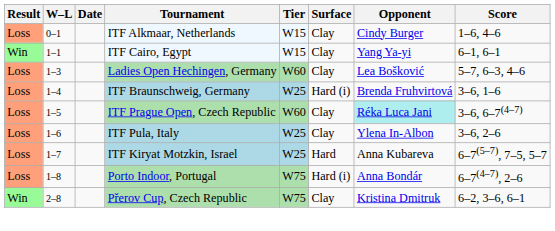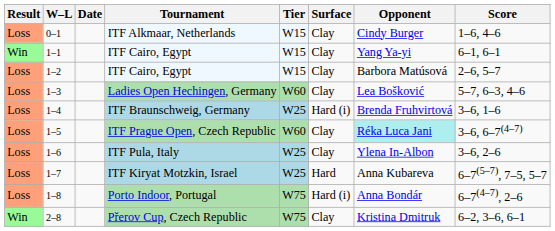+ row: (53, 72)
